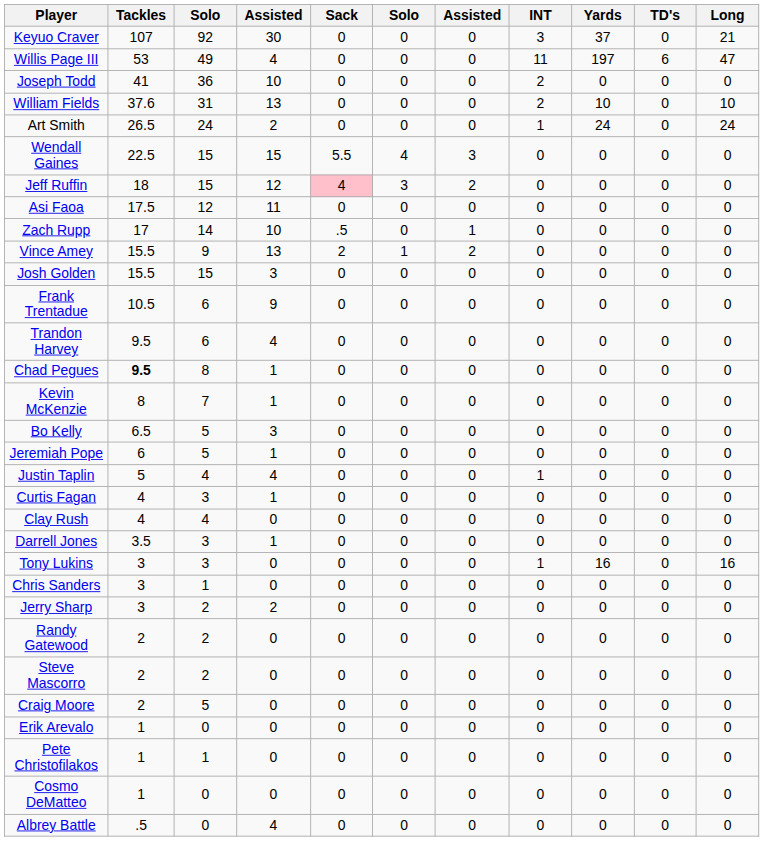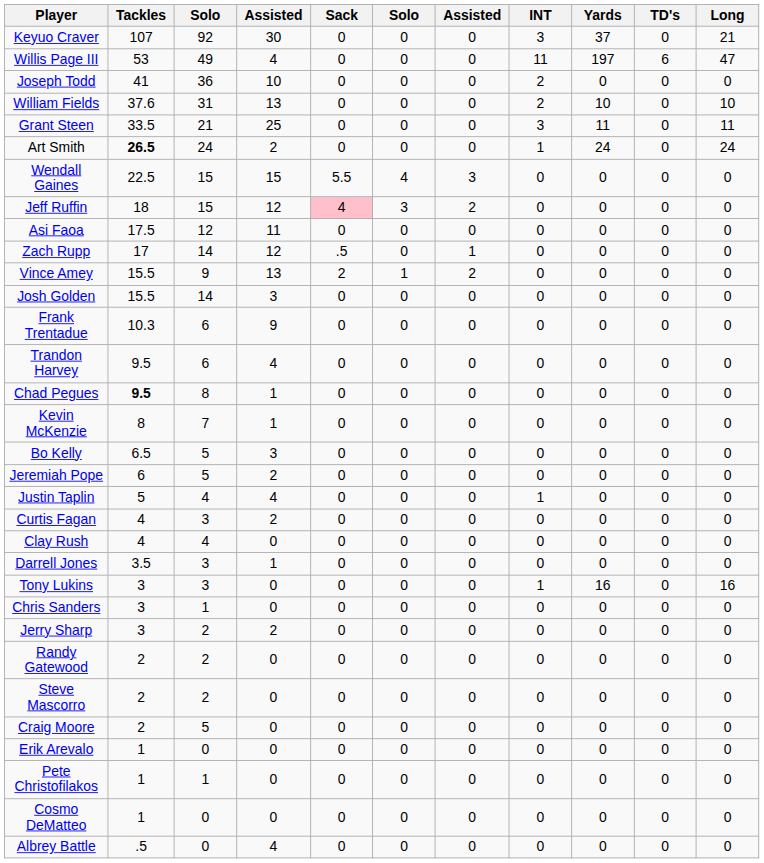+ row: (56, 125)
(141, 125) normal -> (141, 147) bold
(273, 229) 10 -> (273, 251) 12
(205, 274) 15 -> (205, 296) 14
(141, 303) 10.5 -> (141, 326) 10.3
(273, 453) 1 -> (273, 475) 2
(273, 497) 1 -> (273, 519) 2
